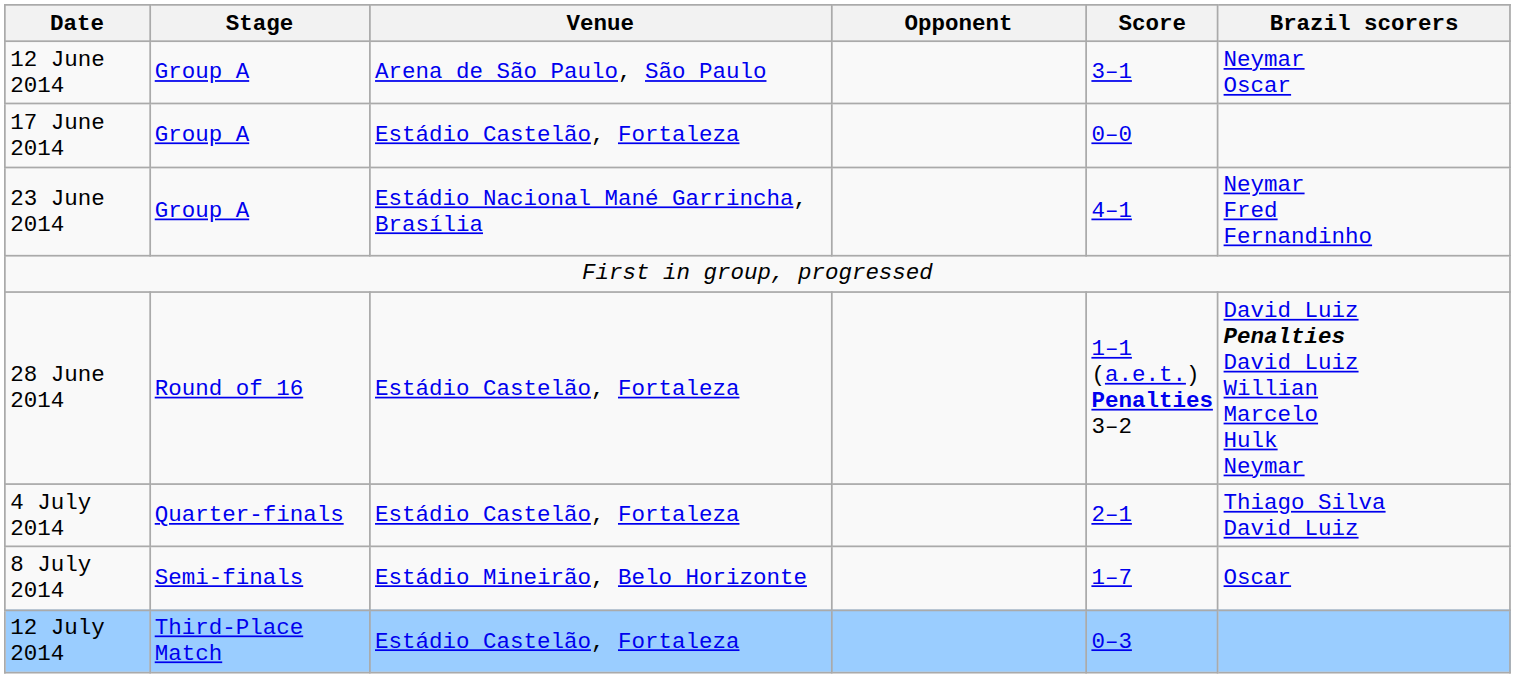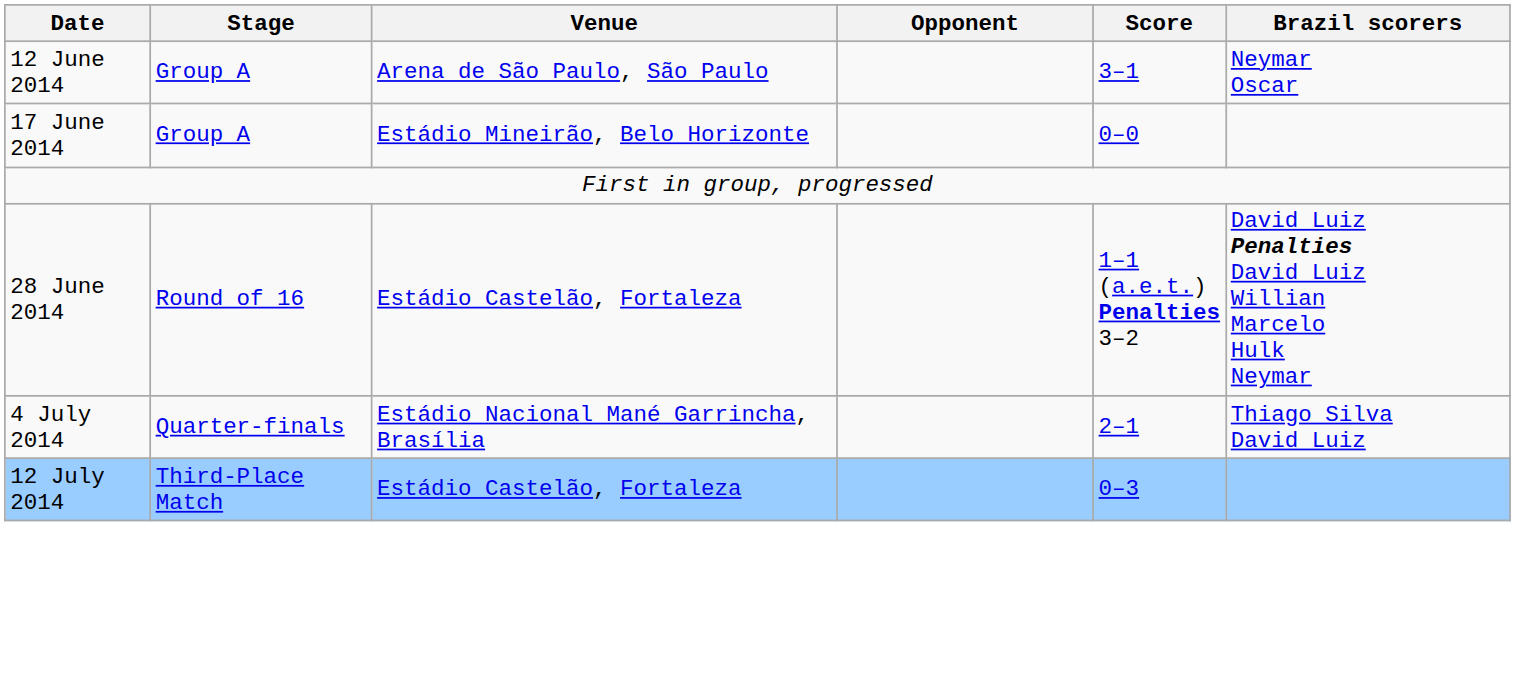(557, 135) Estádio Castelão, Fortaleza -> (593, 135) Estádio Mineirão, Belo Horizonte
- row: (57, 211)
(557, 516) Estádio Castelão, Fortaleza -> (593, 427) Estádio Nacional Mané Garrincha, Brasília
- row: (51, 578)
